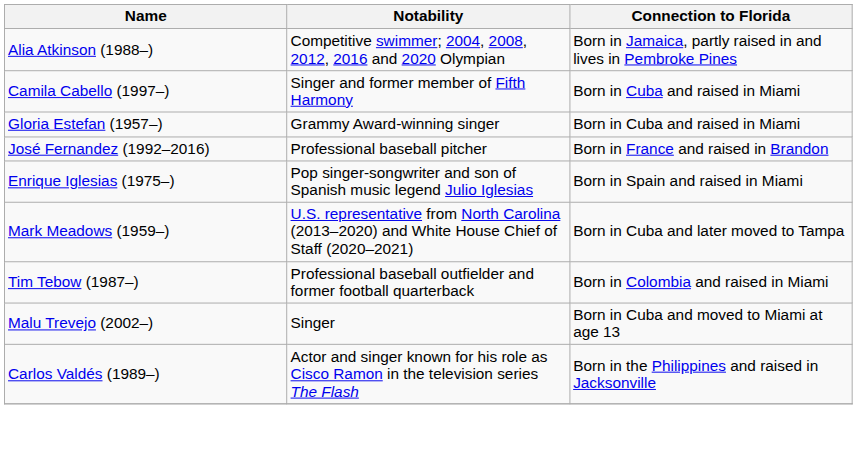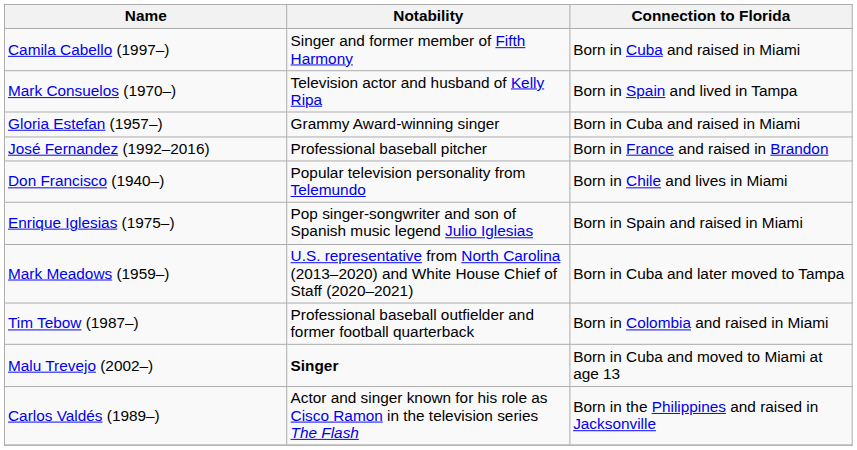- row: (81, 49)
+ row: (92, 91)
+ row: (86, 181)
(313, 323) normal -> (314, 365) bold
